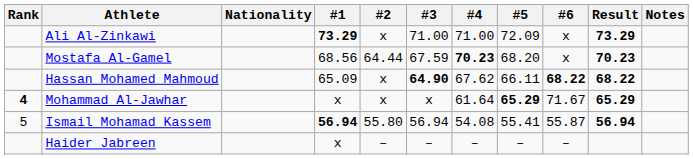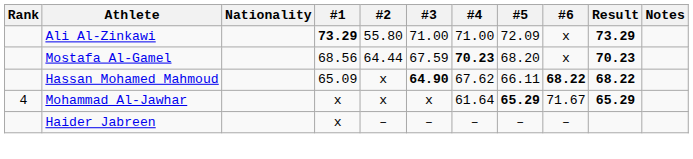(383, 37) x -> (383, 37) 55.80
(23, 101) bold -> (23, 101) normal
- row: (128, 122)
